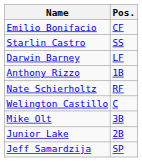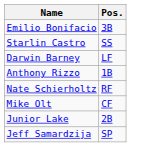(118, 27) CF -> (107, 27) 3B
- row: (57, 104)
(118, 119) 3B -> (107, 104) CF
